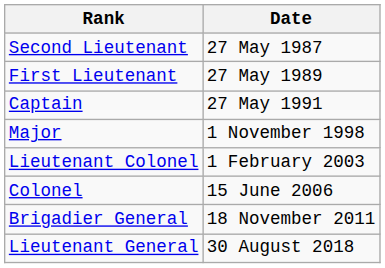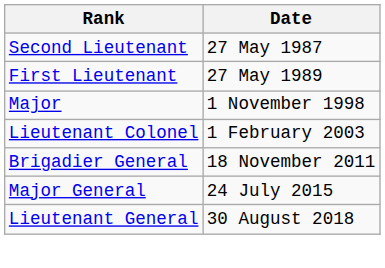- row: (46, 105)
- row: (46, 191)
+ row: (77, 191)
